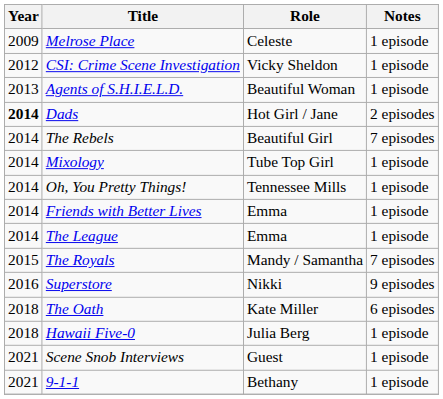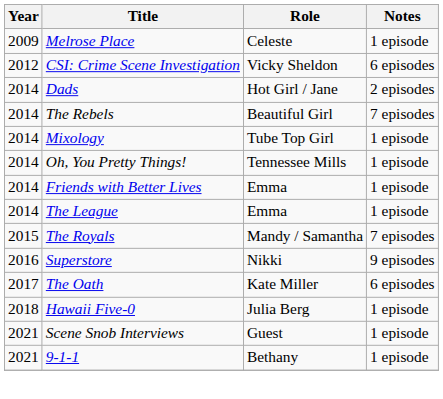(399, 65) 1 episode -> (402, 65) 6 episodes
- row: (115, 89)
(23, 114) bold -> (23, 89) normal
(23, 308) 2018 -> (23, 284) 2017
